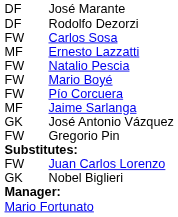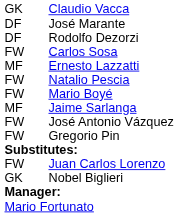+ row: (89, 9)
- row: (86, 94)
(14, 122) GK -> (14, 122) FW
